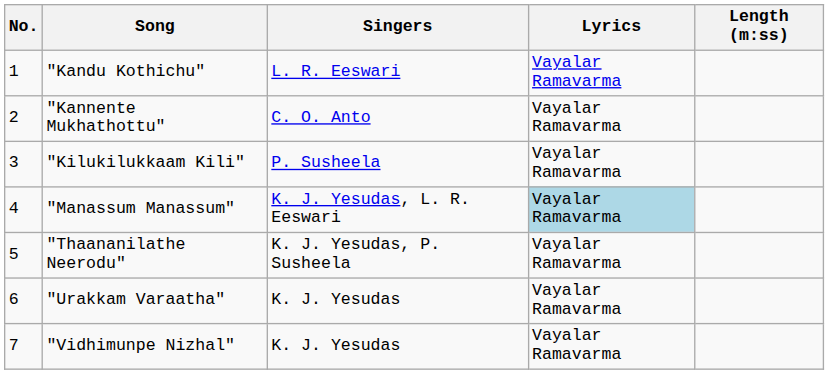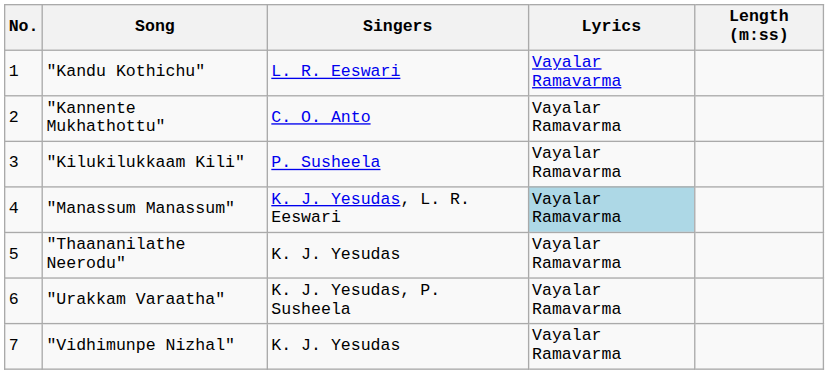(356, 255) K. J. Yesudas, P. Susheela -> (336, 255) K. J. Yesudas
(336, 301) K. J. Yesudas -> (356, 301) K. J. Yesudas, P. Susheela
